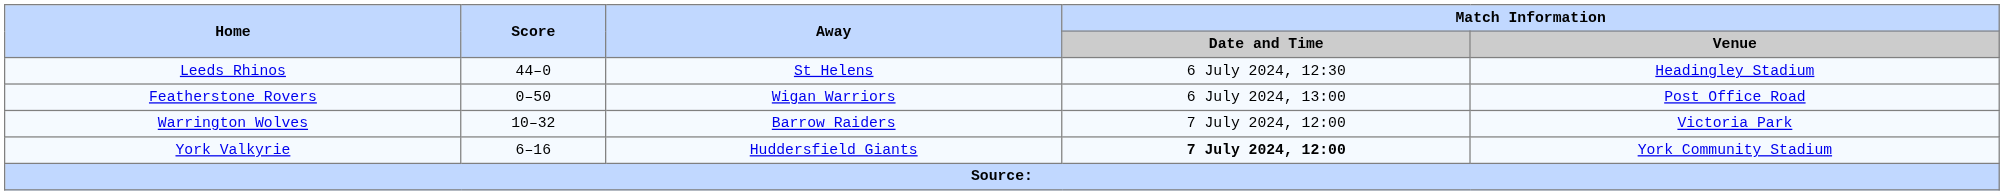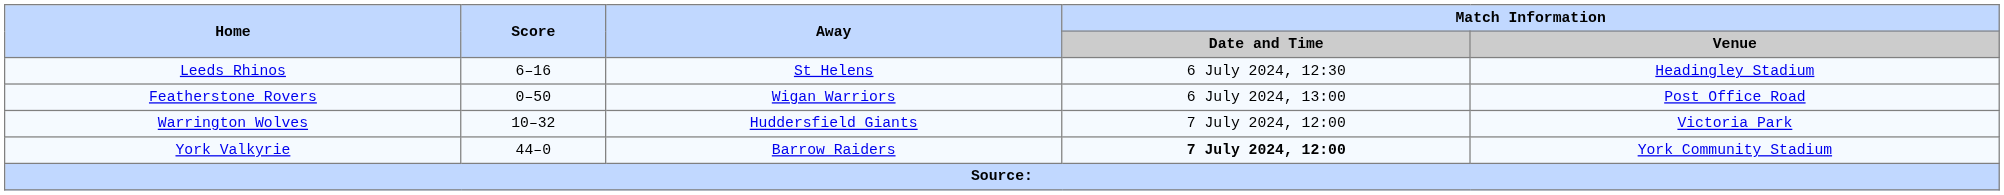(533, 71) 44–0 -> (533, 71) 6–16
(834, 124) Barrow Raiders -> (834, 124) Huddersfield Giants
(533, 150) 6–16 -> (533, 150) 44–0
(834, 150) Huddersfield Giants -> (834, 150) Barrow Raiders
